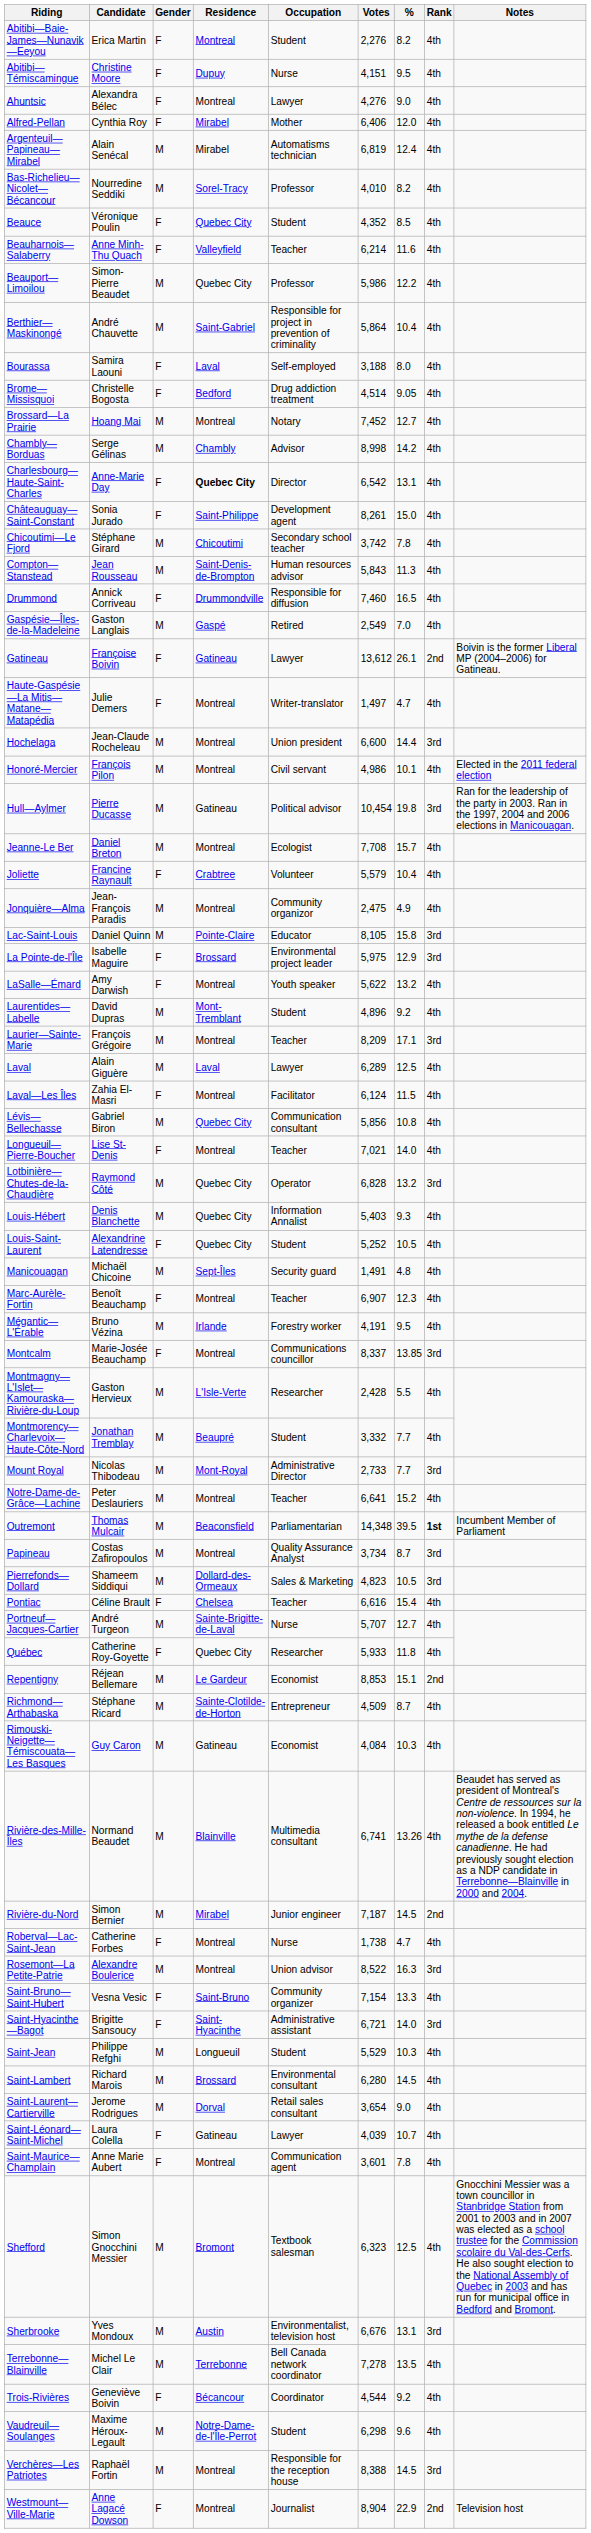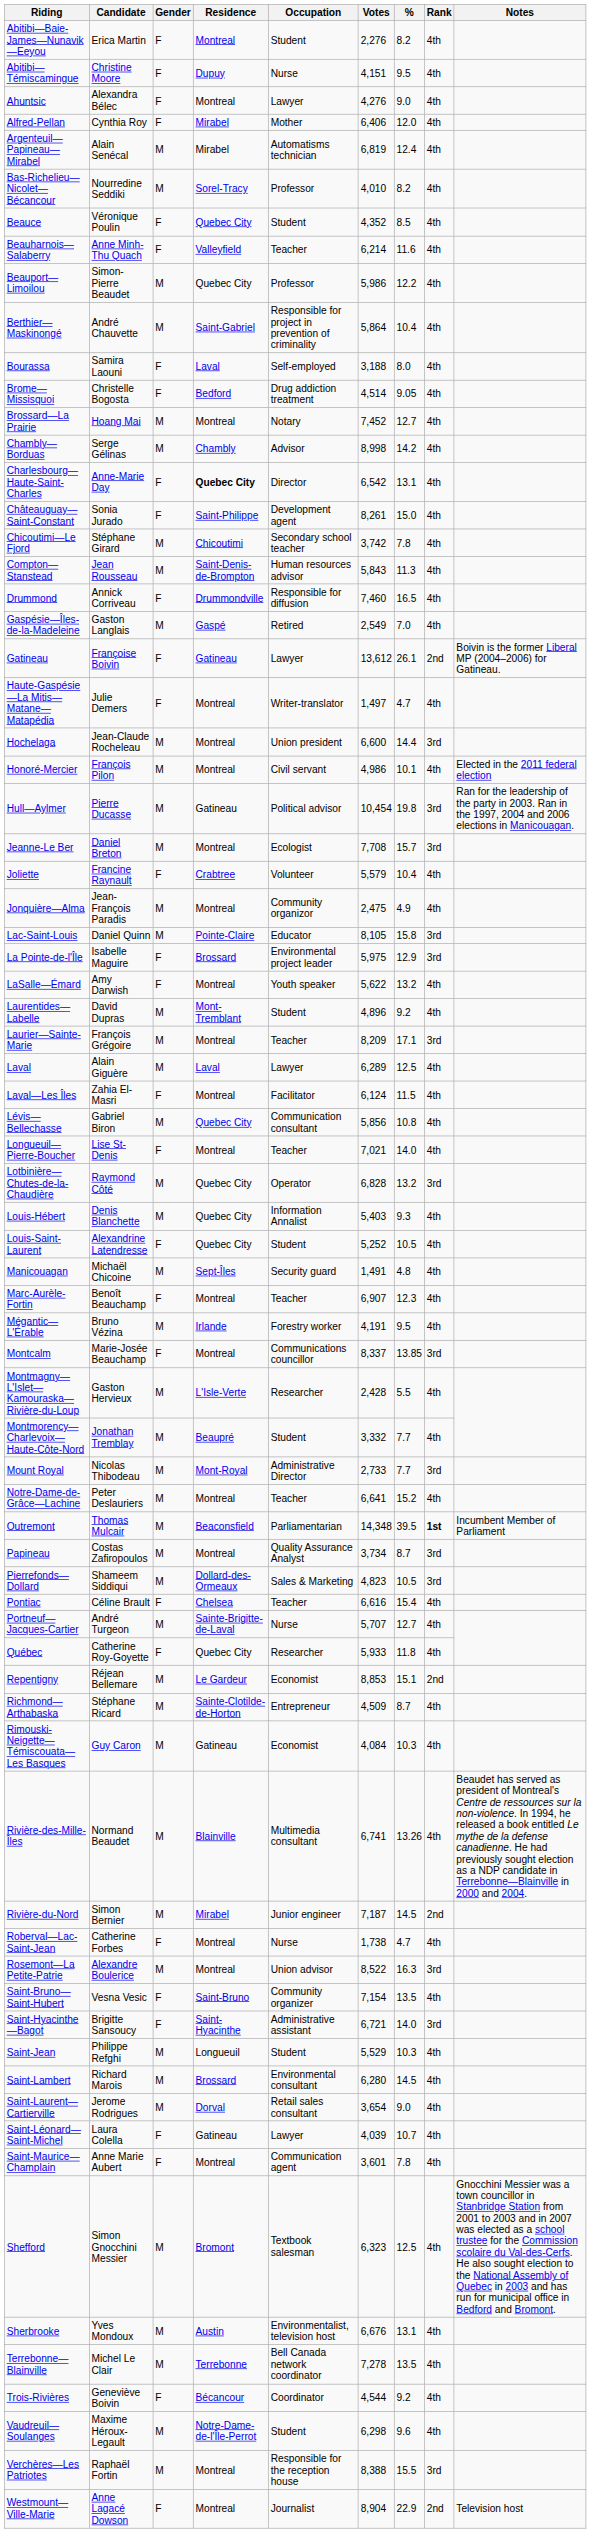(434, 847) 4th -> (434, 847) 3rd
(406, 1997) 13.3 -> (406, 1997) 13.5
(434, 2331) 3rd -> (434, 2331) 4th
(406, 2470) 14.5 -> (406, 2470) 15.5
